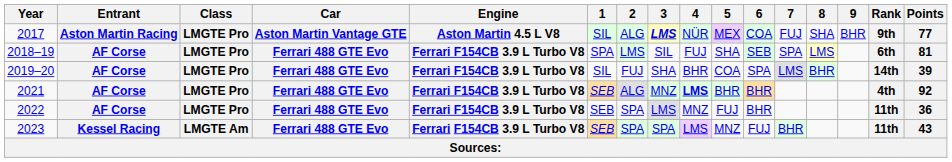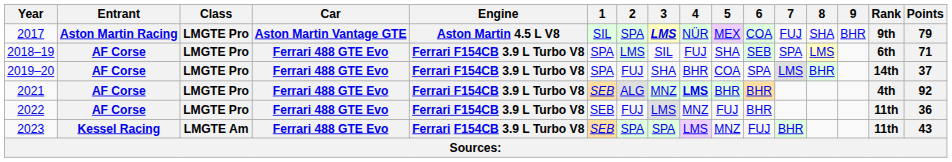(632, 33) ALG -> (632, 33) SPA
(925, 33) 77 -> (925, 33) 79
(925, 53) 81 -> (925, 53) 71
(602, 72) SIL -> (602, 72) SPA
(925, 72) 39 -> (925, 72) 37
(632, 110) SPA -> (632, 110) FUJ
